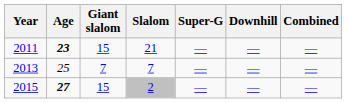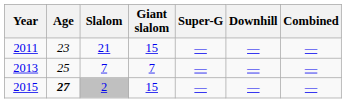columns swapped: (151, 21) <-> (103, 21)
(63, 48) bold -> (63, 48) normal
